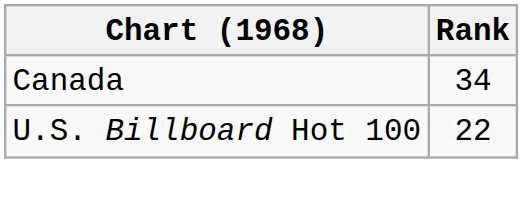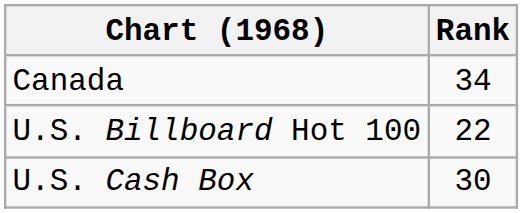+ row: (133, 182)
